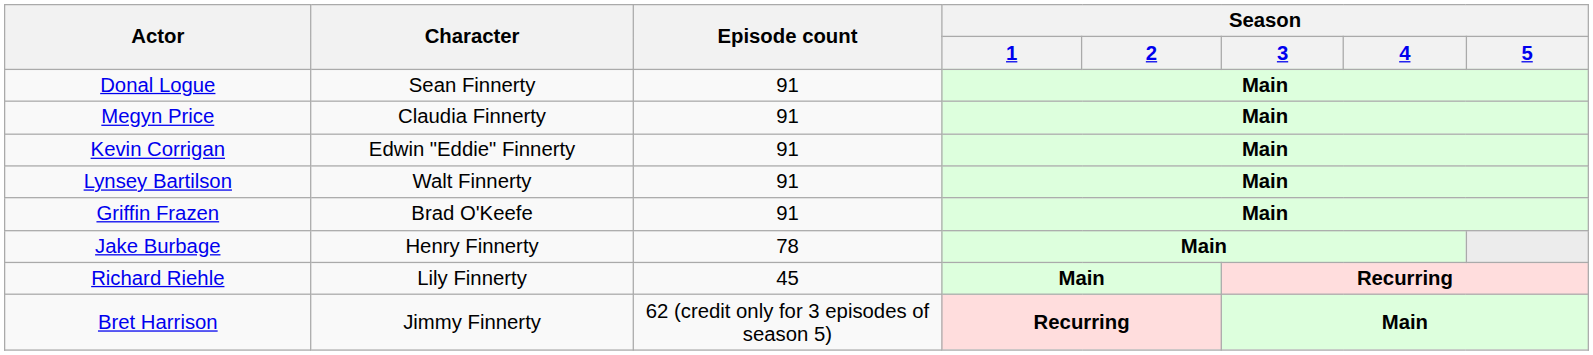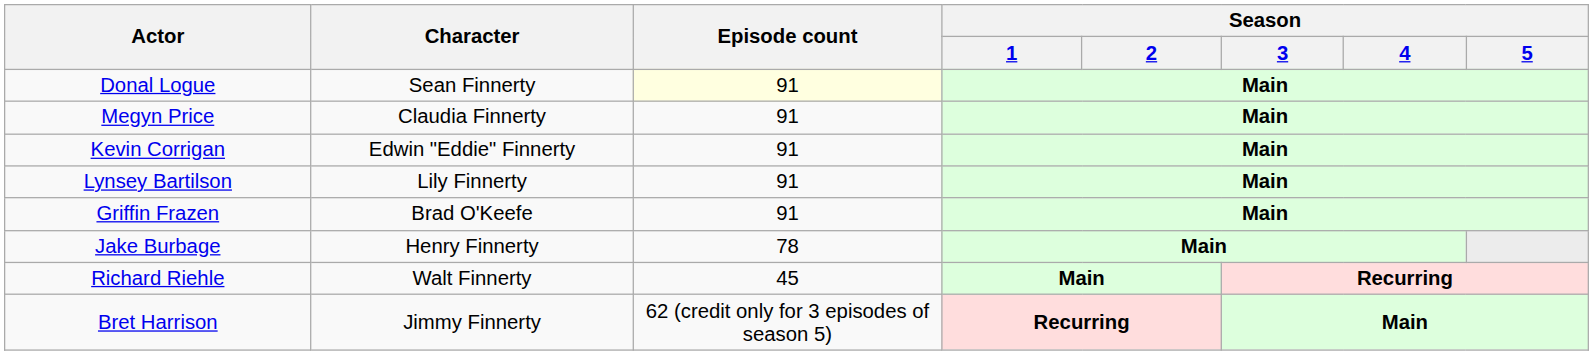(787, 85) no background -> (787, 85) lightyellow background
(472, 181) Walt Finnerty -> (472, 181) Lily Finnerty
(472, 278) Lily Finnerty -> (472, 278) Walt Finnerty
